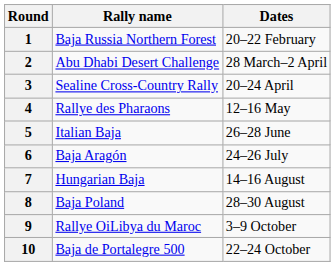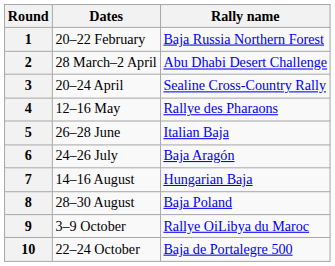columns swapped: (276, 15) <-> (137, 15)
